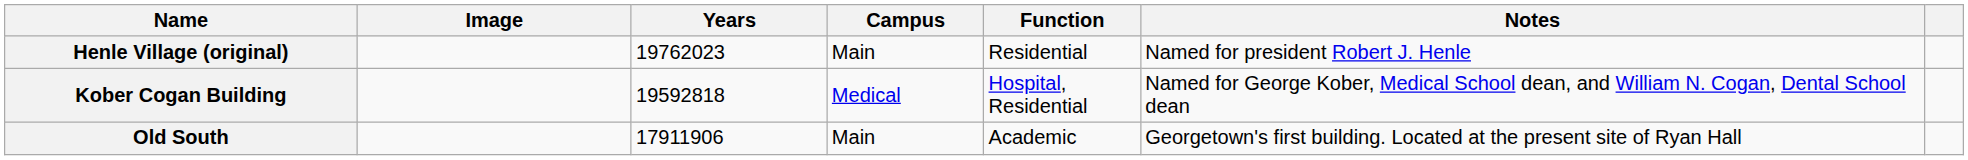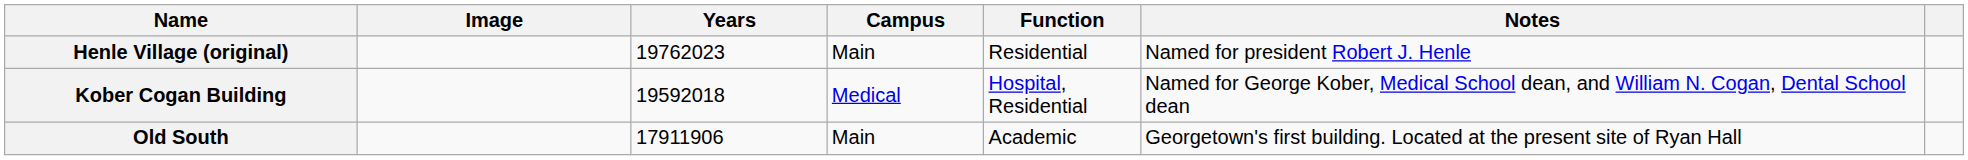(681, 95) 19592818 -> (681, 95) 19592018
